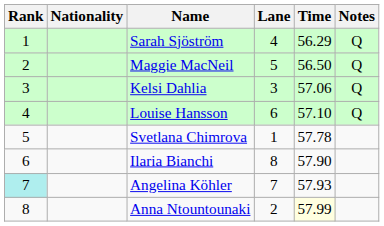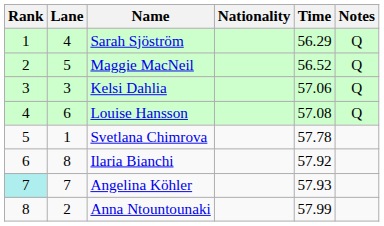columns swapped: (274, 16) <-> (87, 16)
(314, 64) 56.50 -> (314, 64) 56.52
(314, 112) 57.10 -> (314, 112) 57.08
(314, 161) 57.90 -> (314, 161) 57.92
(314, 209) lightyellow background -> (314, 209) no background
